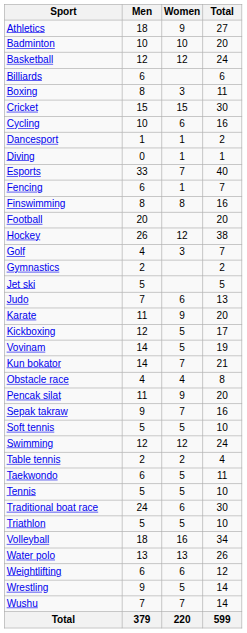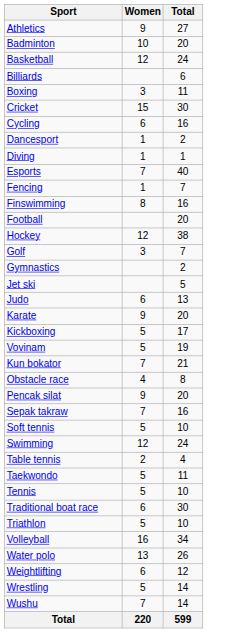- column: (142, 12)
